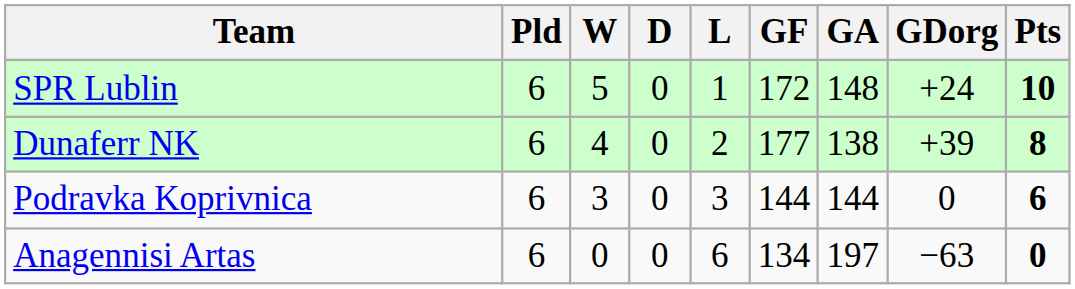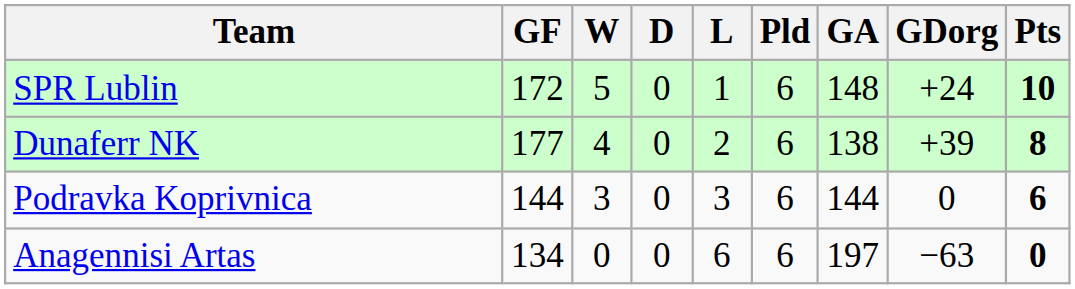columns swapped: (536, 32) <-> (784, 32)
